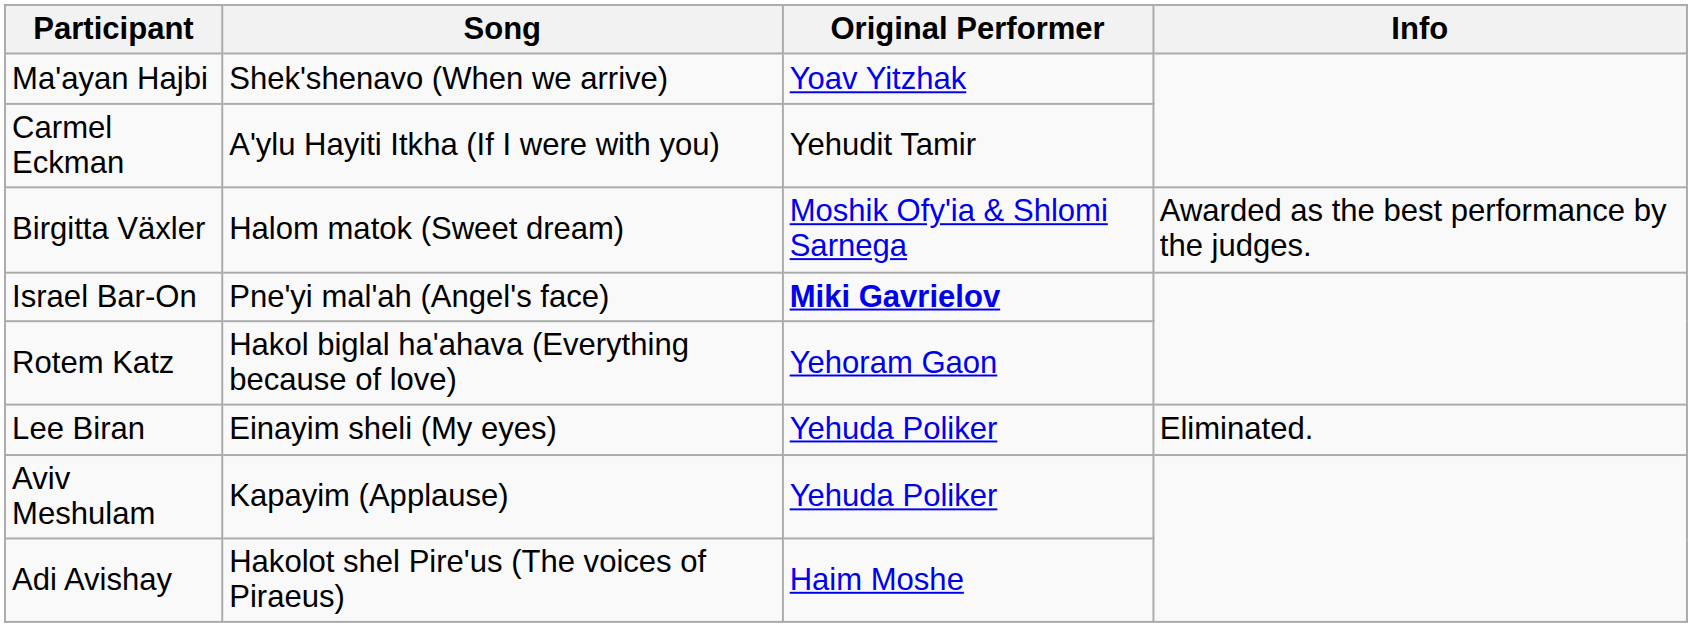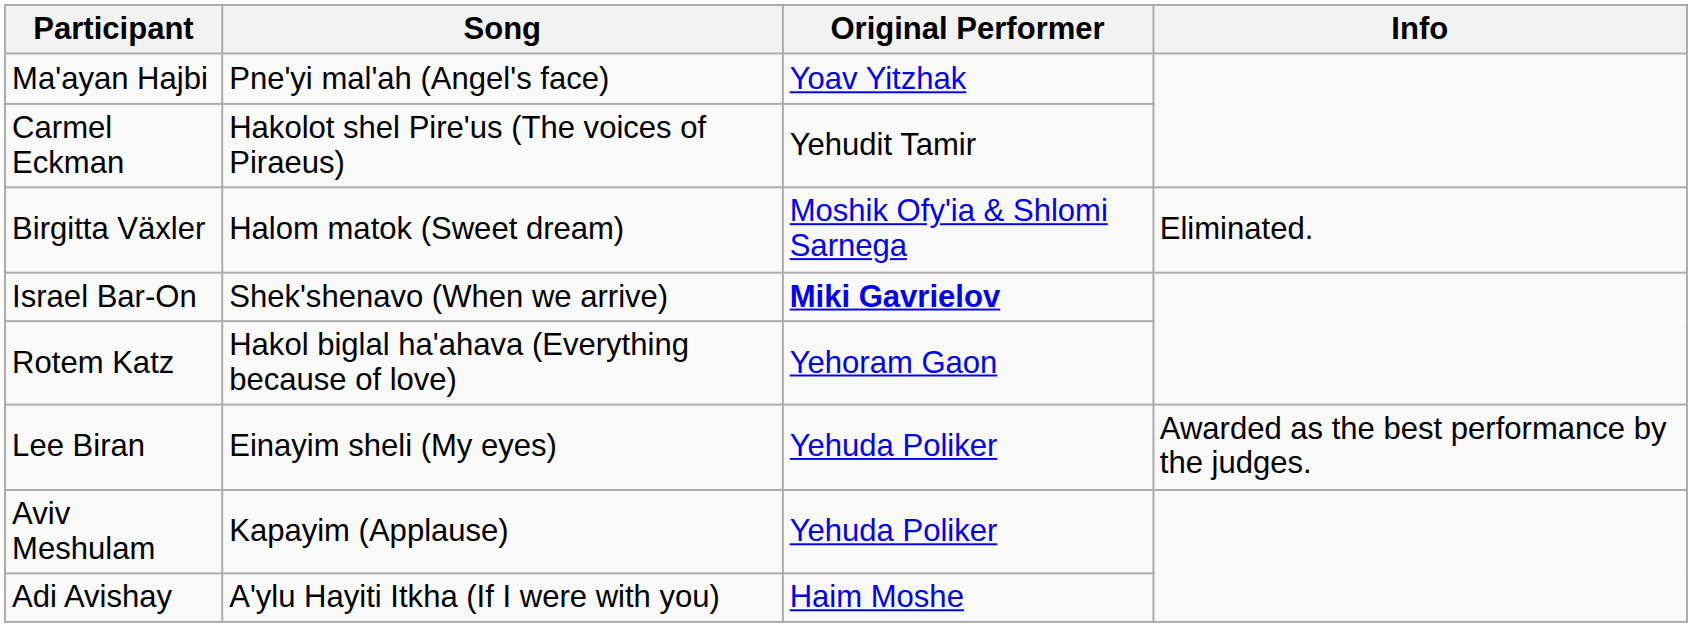(449, 78) Shek'shenavo (When we arrive) -> (419, 78) Pne'yi mal'ah (Angel's face)
(475, 145) A'ylu Hayiti Itkha (If I were with you) -> (468, 145) Hakolot shel Pire'us (The voices of Piraeus)
(1413, 229) Awarded as the best performance by the judges. -> (1237, 229) Eliminated.
(419, 295) Pne'yi mal'ah (Angel's face) -> (449, 295) Shek'shenavo (When we arrive)
(1237, 429) Eliminated. -> (1413, 446) Awarded as the best performance by the judges.
(468, 580) Hakolot shel Pire'us (The voices of Piraeus) -> (475, 597) A'ylu Hayiti Itkha (If I were with you)
